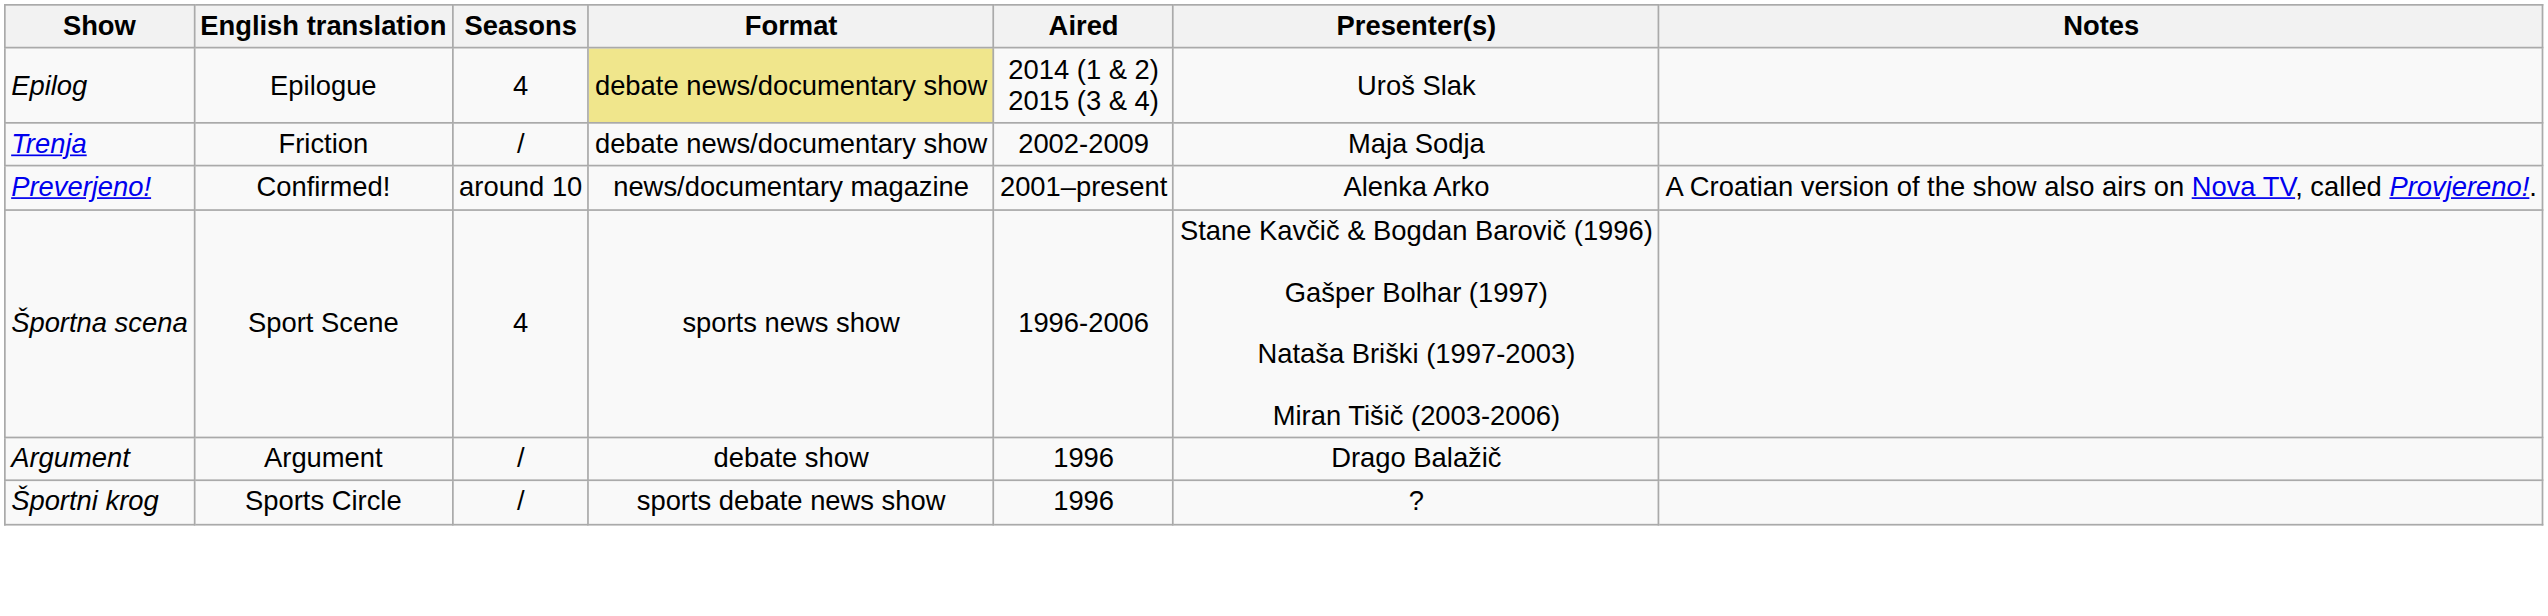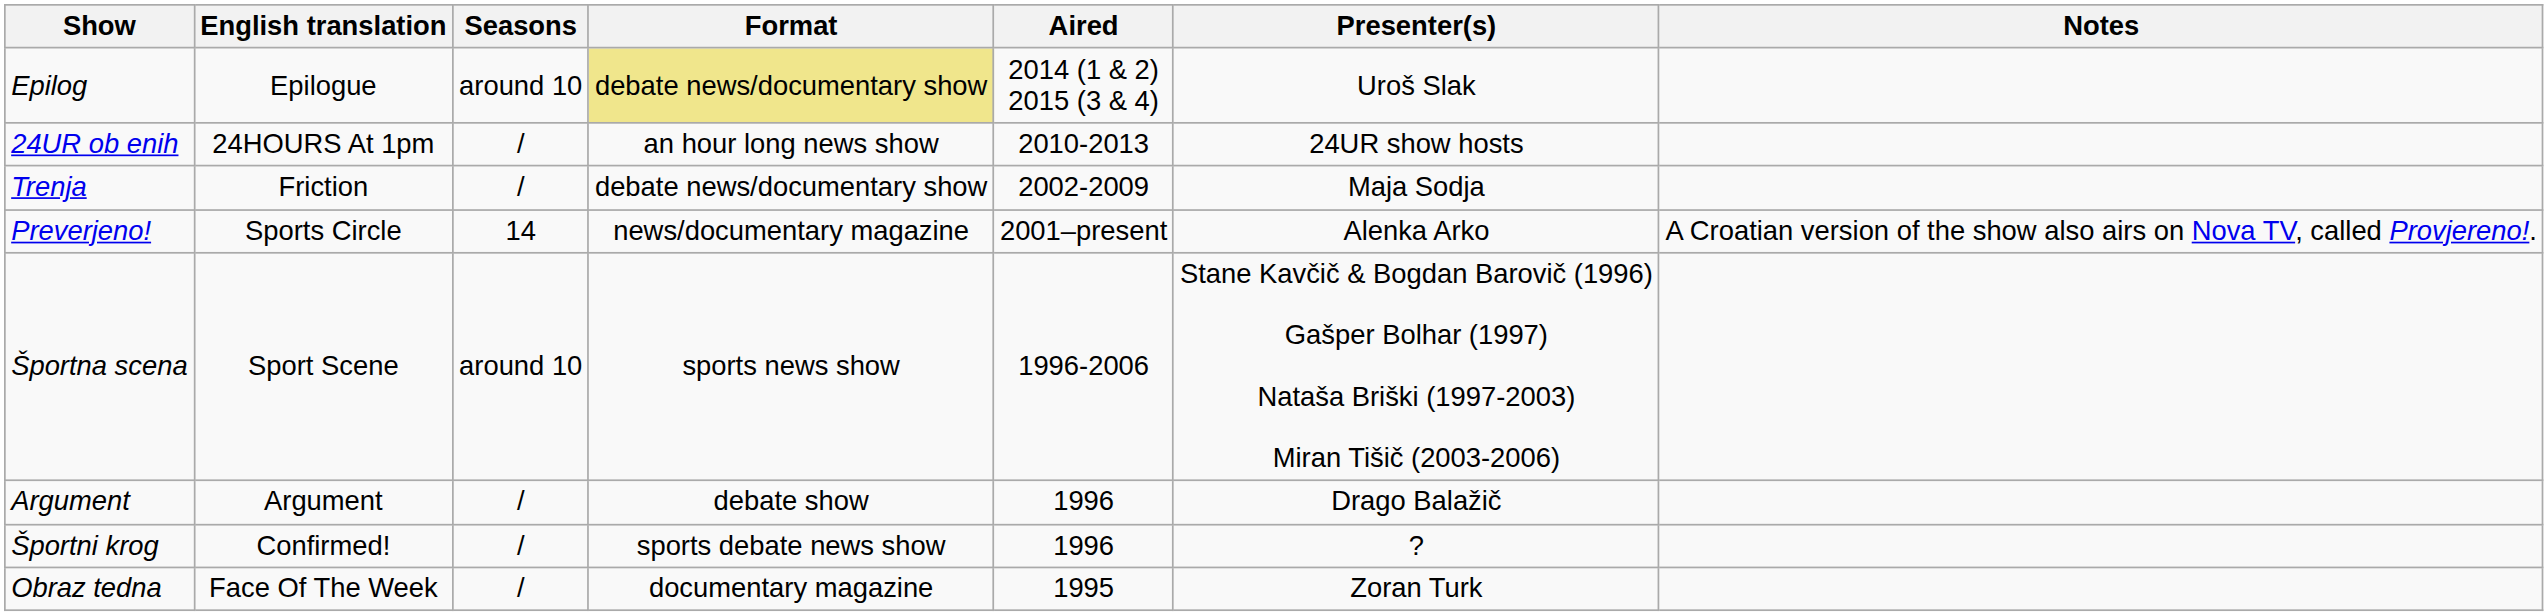(521, 84) 4 -> (521, 84) around 10
+ row: (95, 143)
(323, 187) Confirmed! -> (323, 230) Sports Circle
(521, 187) around 10 -> (521, 230) 14
(521, 322) 4 -> (521, 366) around 10
(323, 502) Sports Circle -> (323, 545) Confirmed!
+ row: (86, 588)
